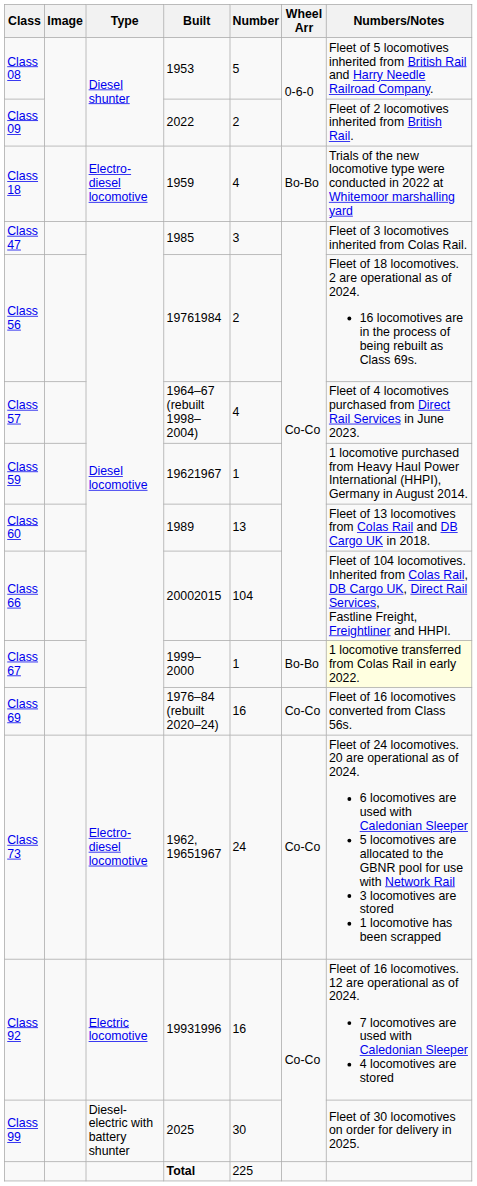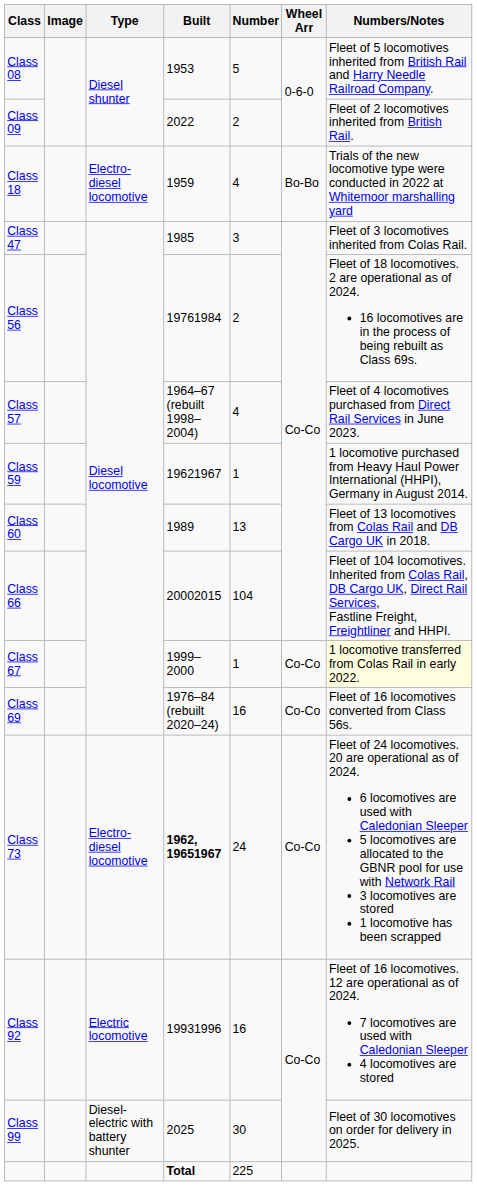(302, 663) Bo-Bo -> (303, 663) Co-Co
(194, 847) normal -> (194, 847) bold
